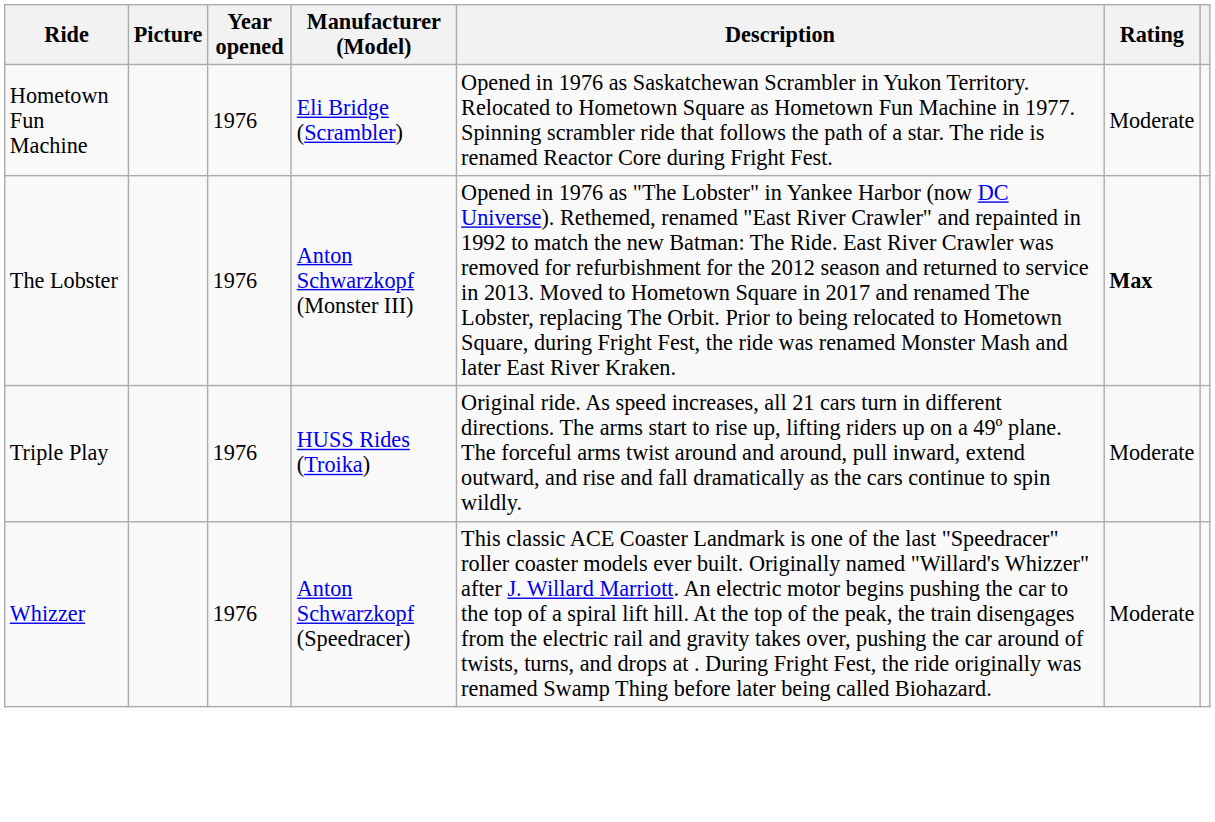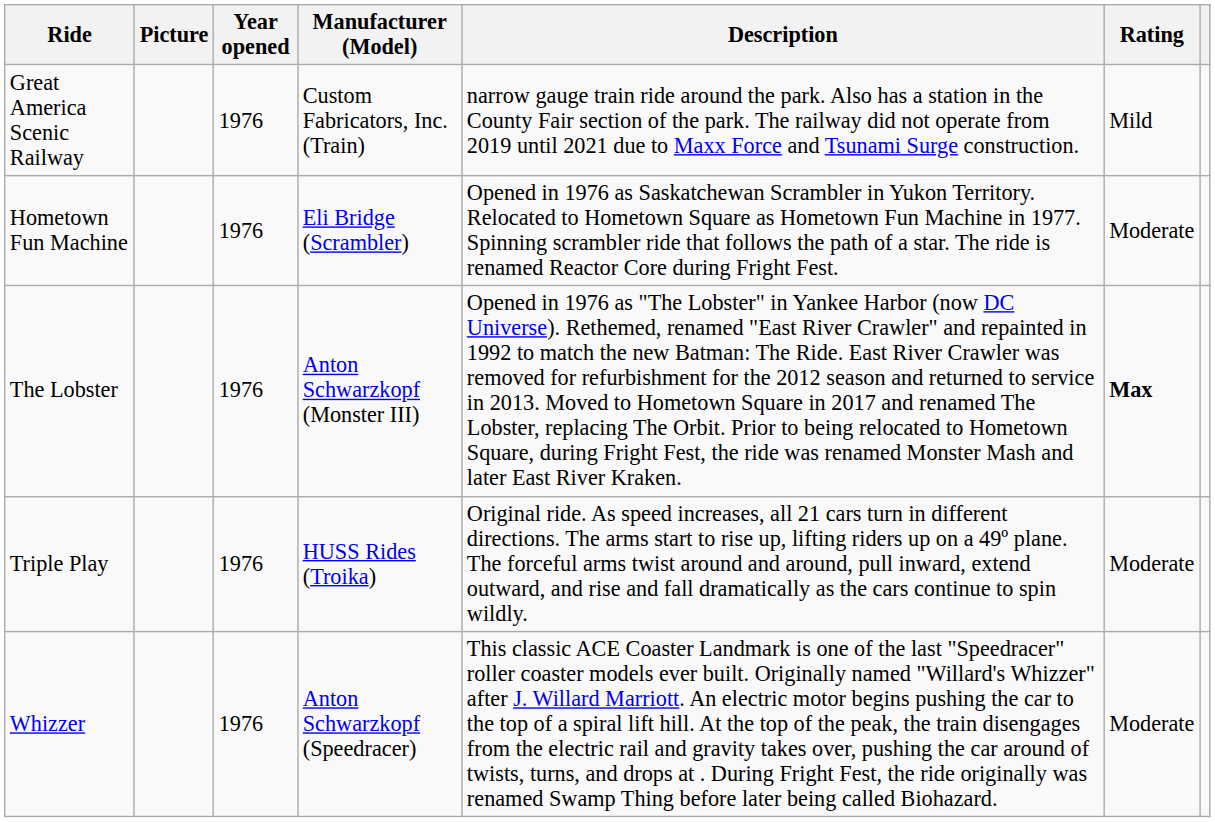+ row: (48, 119)
